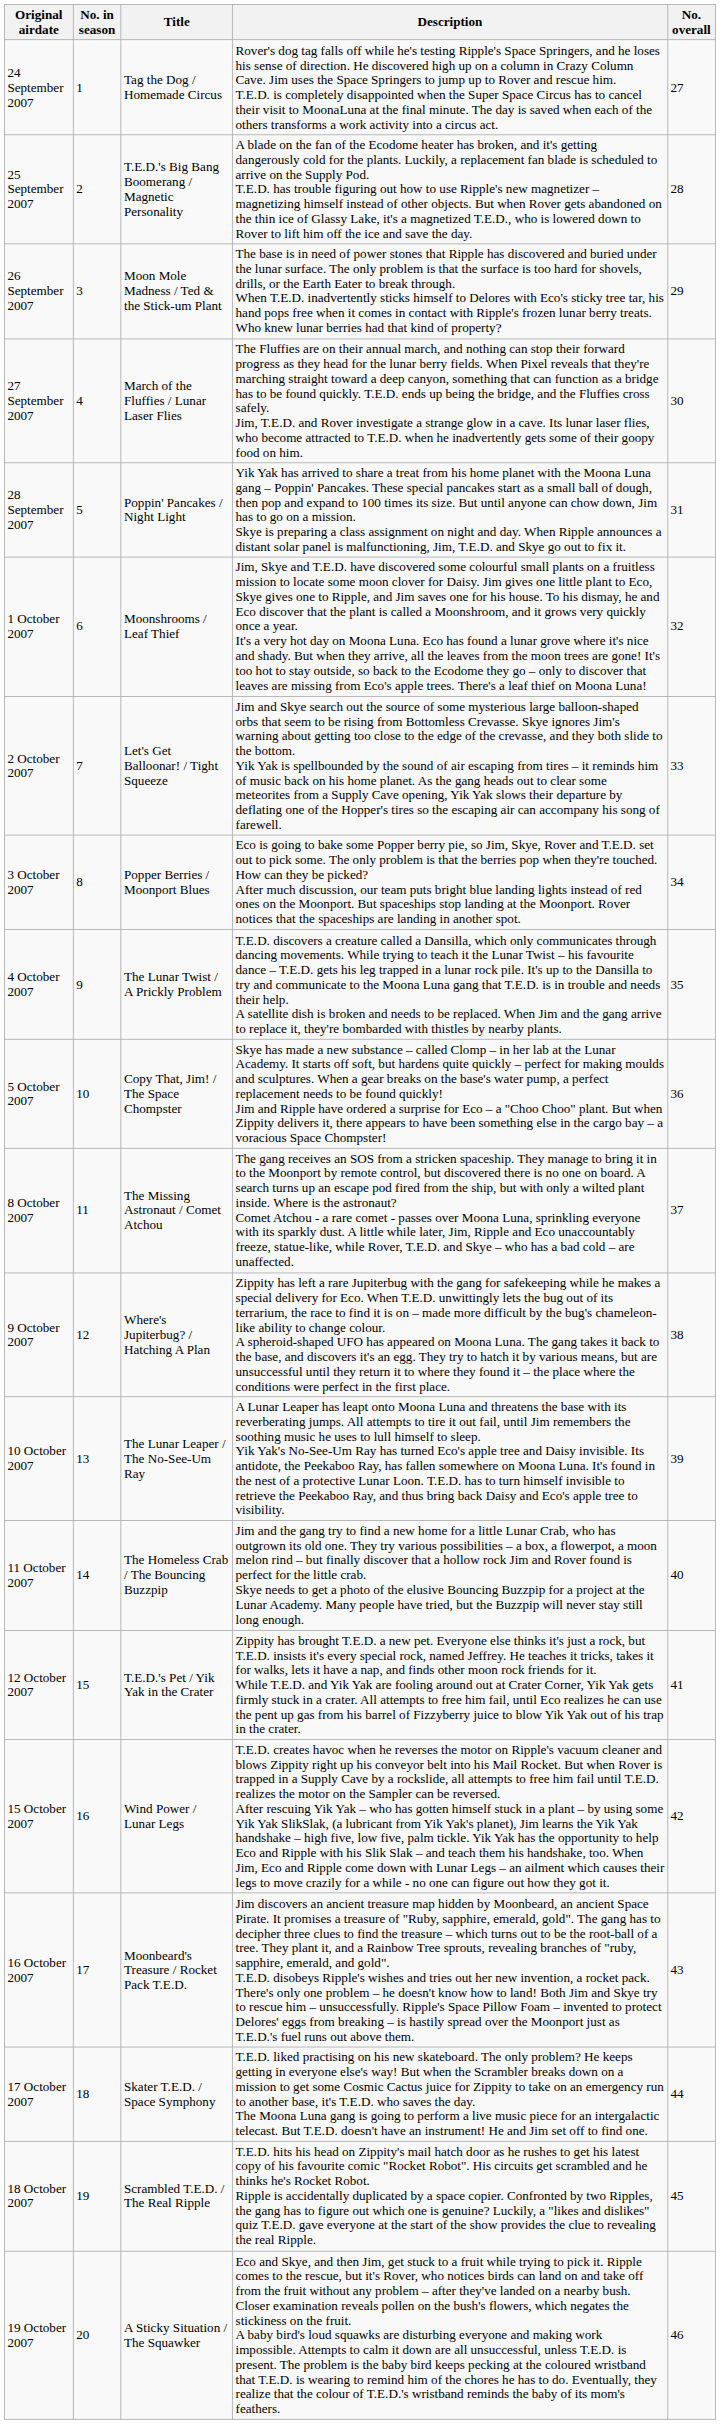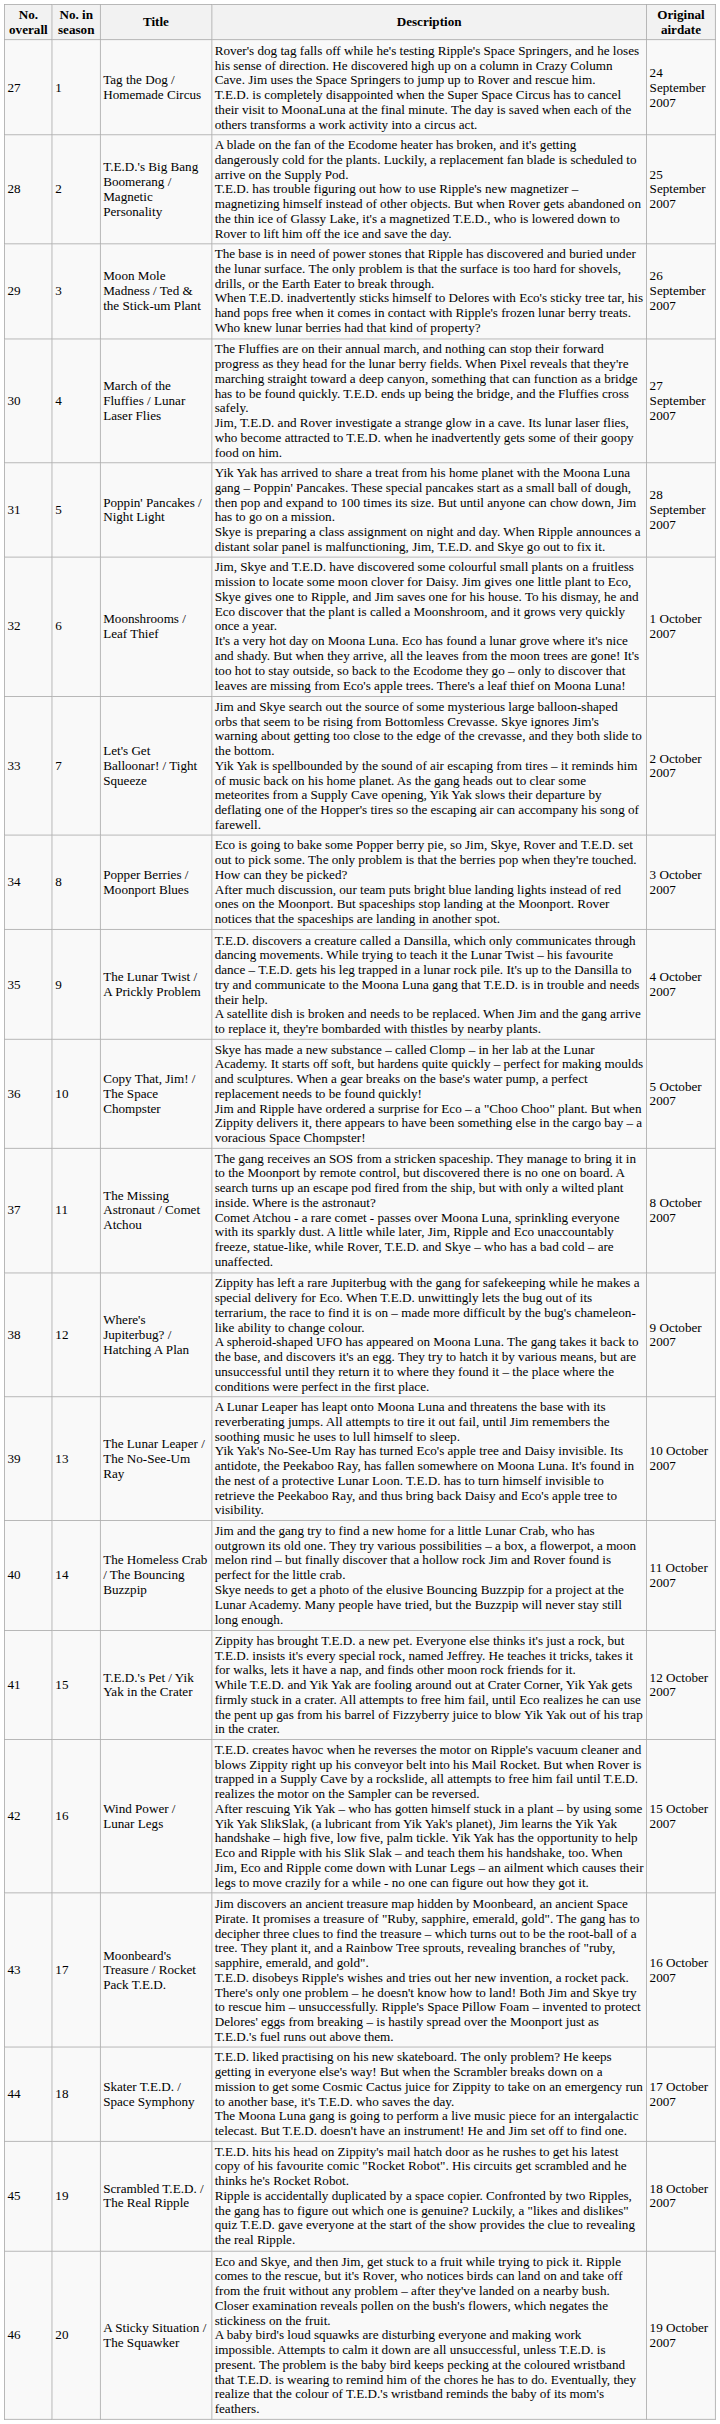columns swapped: (691, 22) <-> (39, 22)
